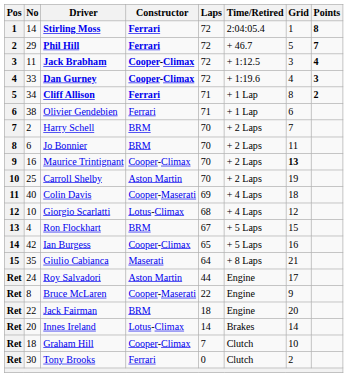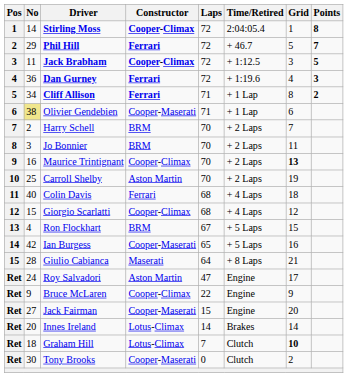(144, 29) Ferrari -> (161, 29) Cooper-Climax
(316, 62) 4 -> (316, 62) 5
(31, 79) 33 -> (31, 79) 36
(161, 79) Cooper-Climax -> (144, 79) Ferrari
(31, 112) no background -> (31, 112) khaki background
(142, 112) Ferrari -> (162, 112) Cooper-Maserati
(29, 145) 6 -> (29, 145) 3
(162, 194) Cooper-Maserati -> (142, 194) Ferrari
(206, 194) 69 -> (206, 194) 68
(31, 211) 10 -> (31, 211) 15
(156, 211) Lotus-Climax -> (159, 211) Cooper-Climax
(159, 244) Cooper-Climax -> (162, 244) Cooper-Maserati
(31, 261) 35 -> (31, 261) 28
(206, 277) 44 -> (206, 277) 47
(29, 294) 8 -> (29, 294) 9
(162, 294) Cooper-Maserati -> (159, 294) Cooper-Climax
(31, 310) 22 -> (31, 310) 27
(140, 310) BRM -> (162, 310) Cooper-Maserati
(206, 310) 18 -> (206, 310) 15
(159, 343) Cooper-Climax -> (156, 343) Lotus-Climax
(293, 343) normal -> (293, 343) bold
(142, 360) Ferrari -> (162, 360) Cooper-Maserati
